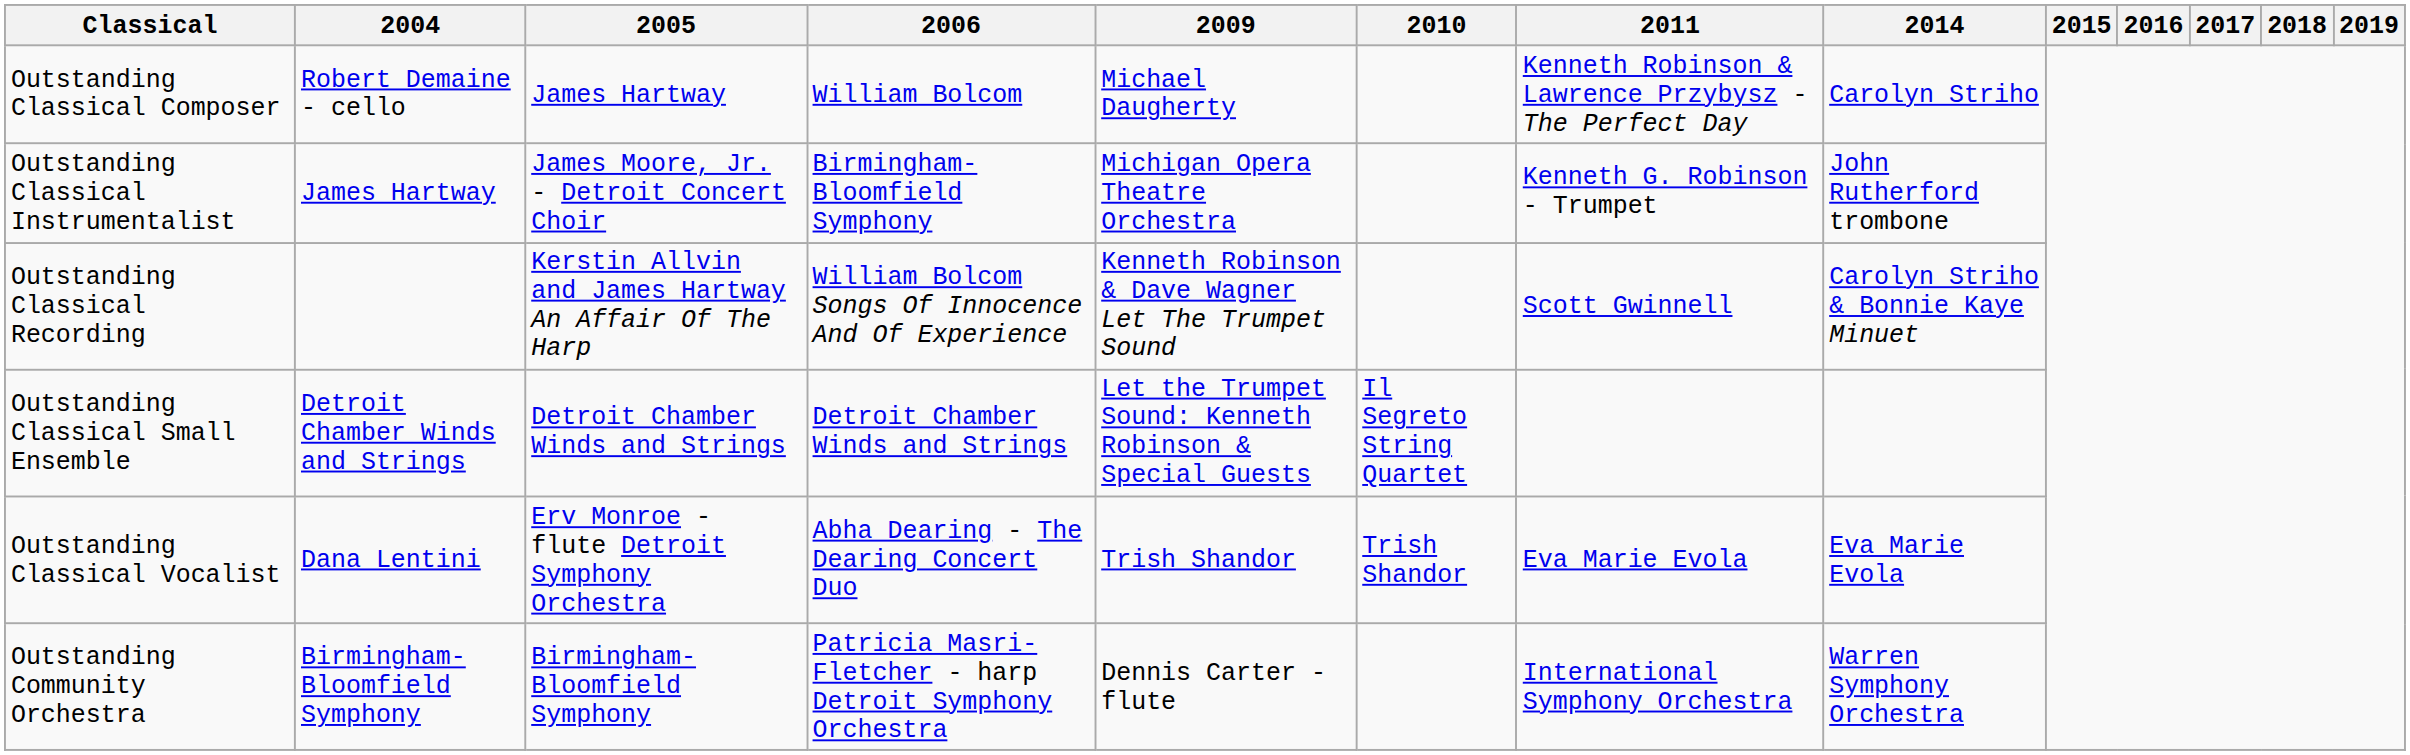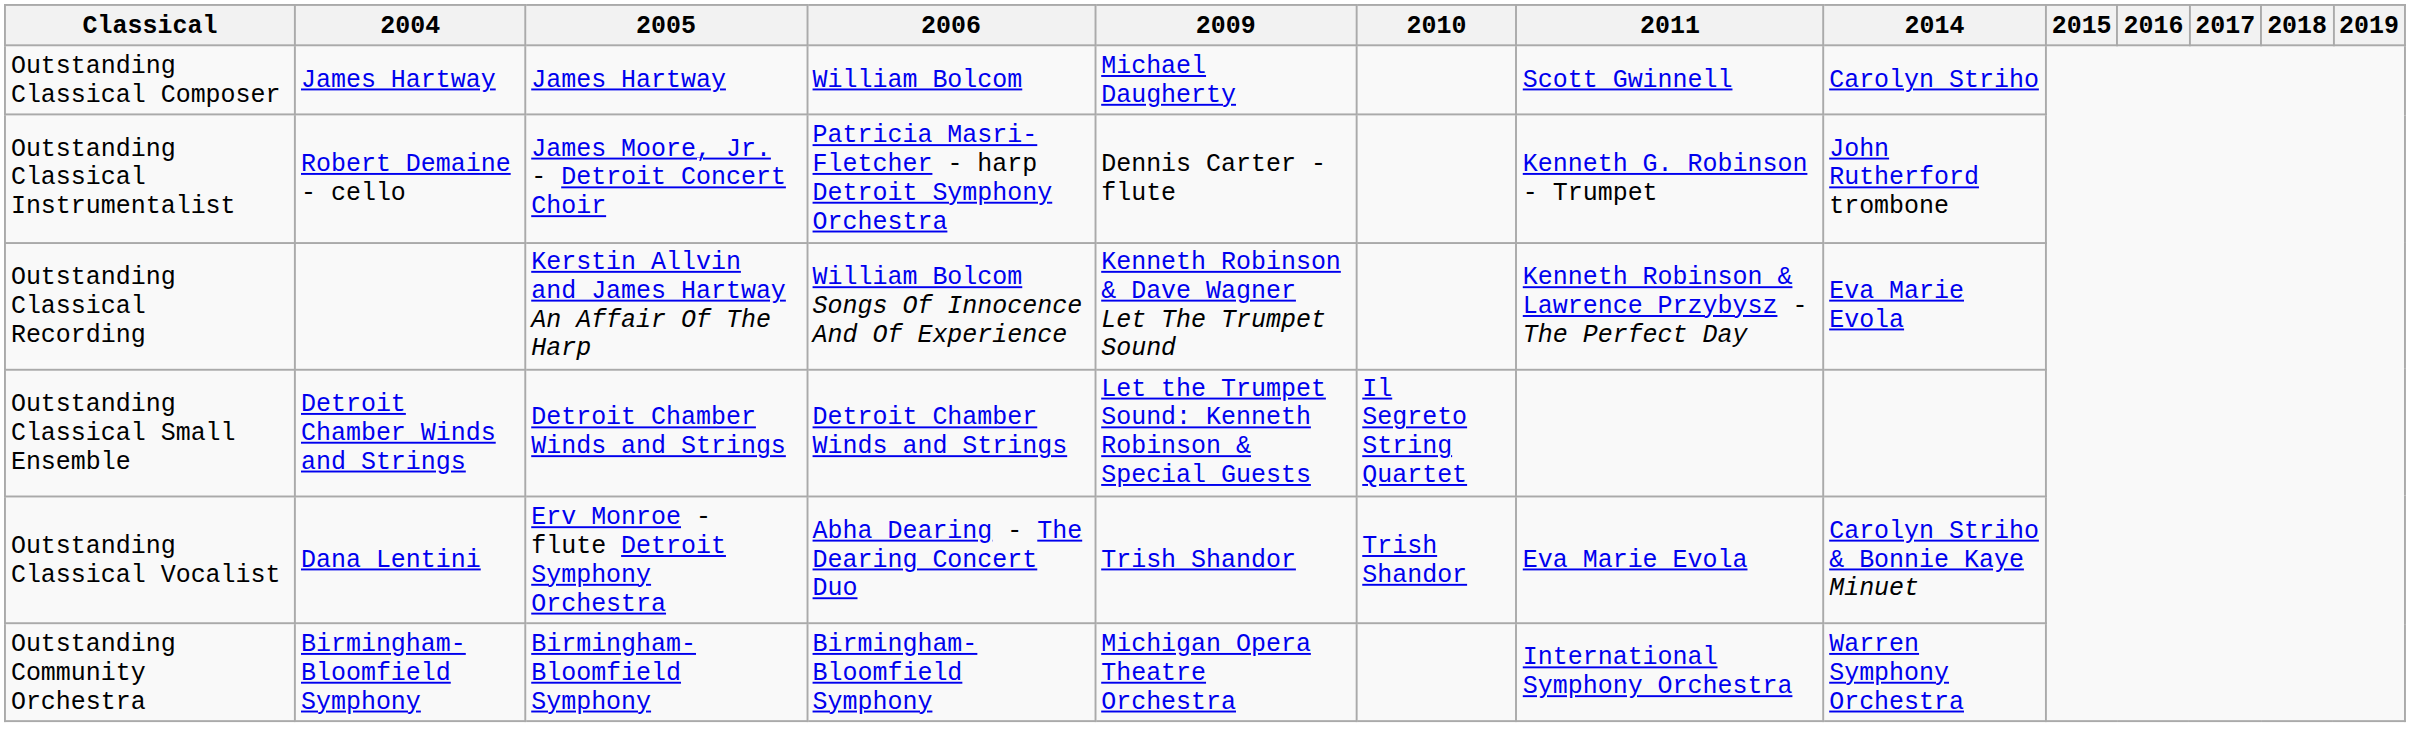(406, 95) Robert Demaine - cello -> (398, 80) James Hartway
(1665, 95) Kenneth Robinson & Lawrence Przybysz - The Perfect Day -> (1628, 80) Scott Gwinnell
(398, 193) James Hartway -> (406, 179) Robert Demaine - cello
(895, 193) Birmingham-Bloomfield Symphony -> (932, 179) Patricia Masri-Fletcher - harp Detroit Symphony Orchestra
(1206, 193) Michigan Opera Theatre Orchestra -> (1214, 179) Dennis Carter - flute
(1628, 306) Scott Gwinnell -> (1665, 306) Kenneth Robinson & Lawrence Przybysz - The Perfect Day
(1934, 306) Carolyn Striho & Bonnie Kaye Minuet -> (1897, 306) Eva Marie Evola
(1897, 560) Eva Marie Evola -> (1934, 560) Carolyn Striho & Bonnie Kaye Minuet
(932, 687) Patricia Masri-Fletcher - harp Detroit Symphony Orchestra -> (895, 673) Birmingham-Bloomfield Symphony
(1214, 687) Dennis Carter - flute -> (1206, 673) Michigan Opera Theatre Orchestra
